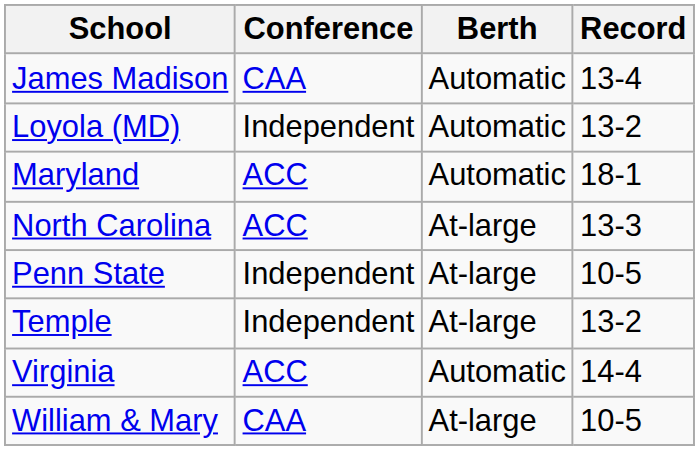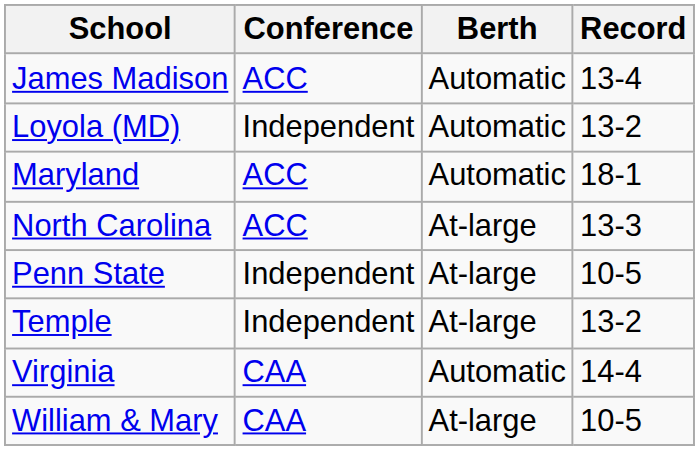(274, 77) CAA -> (275, 77) ACC
(275, 371) ACC -> (274, 371) CAA
